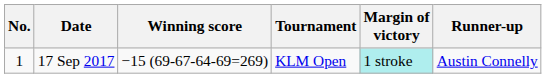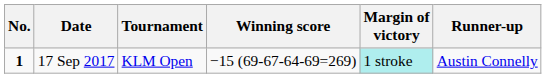columns swapped: (316, 26) <-> (195, 26)
(19, 60) normal -> (19, 60) bold
